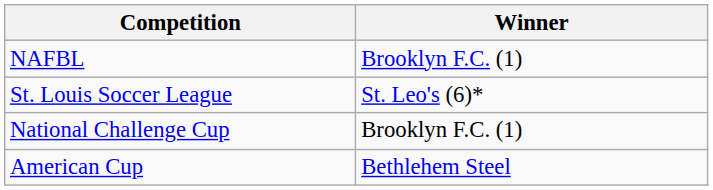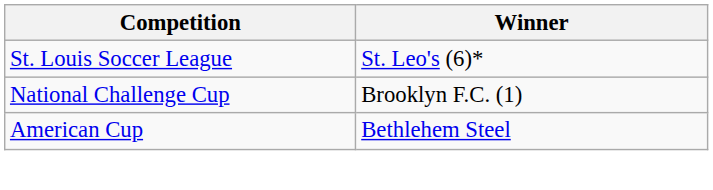- row: (47, 58)
